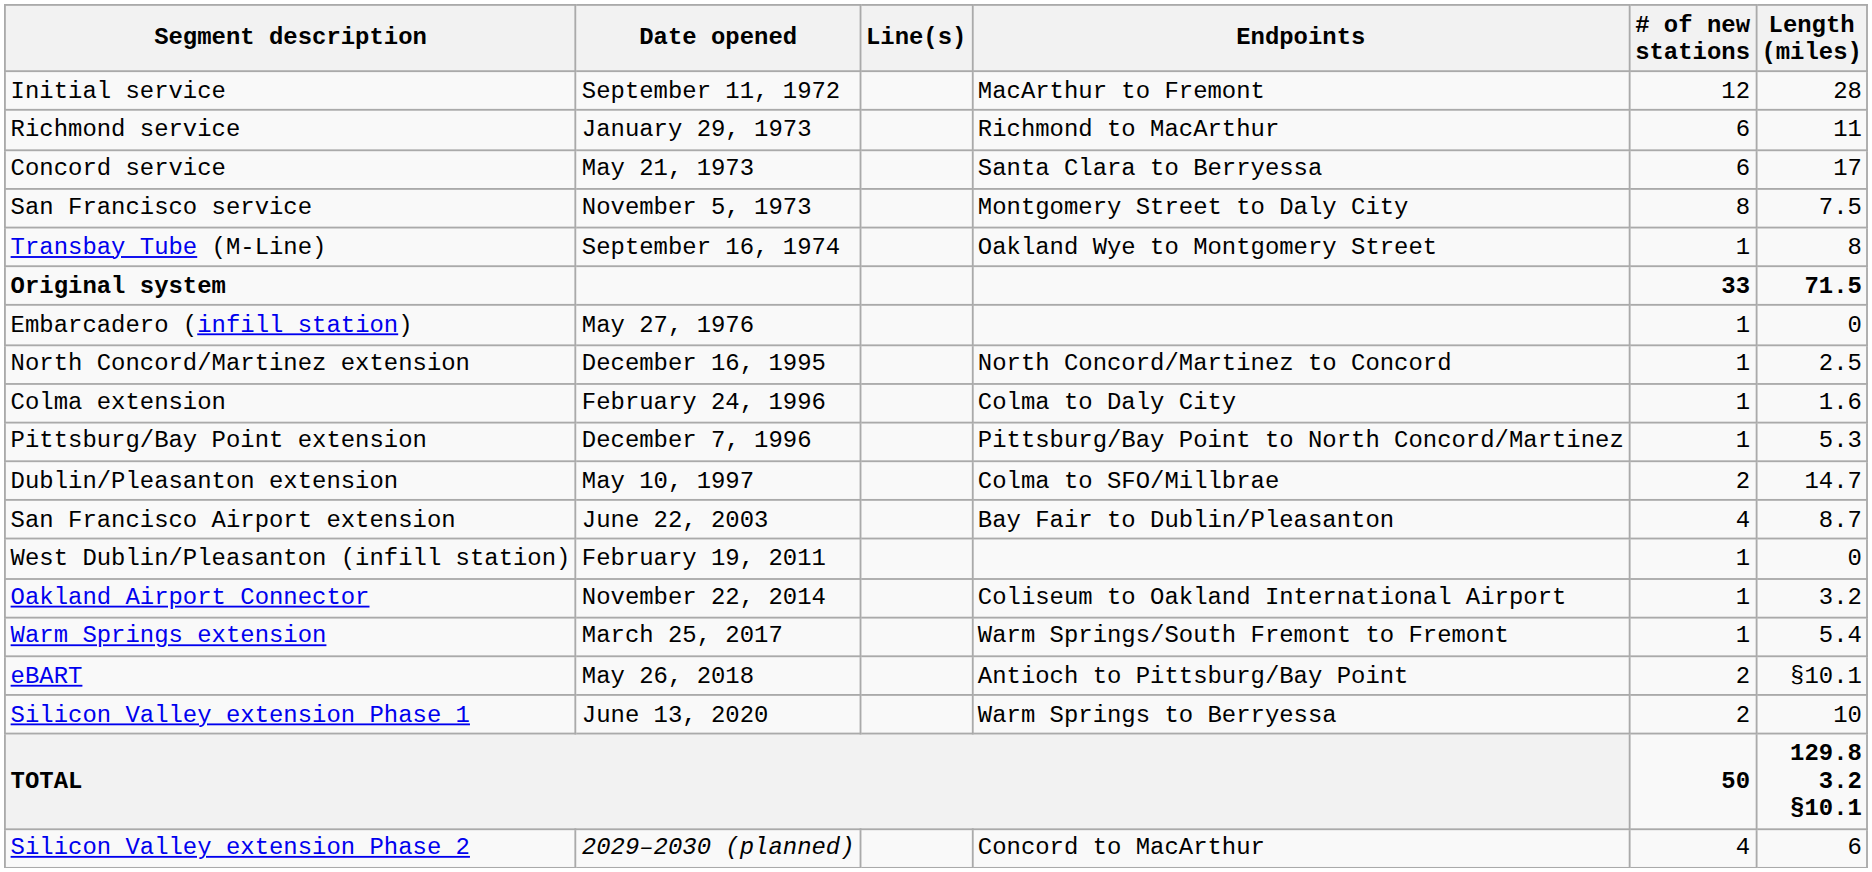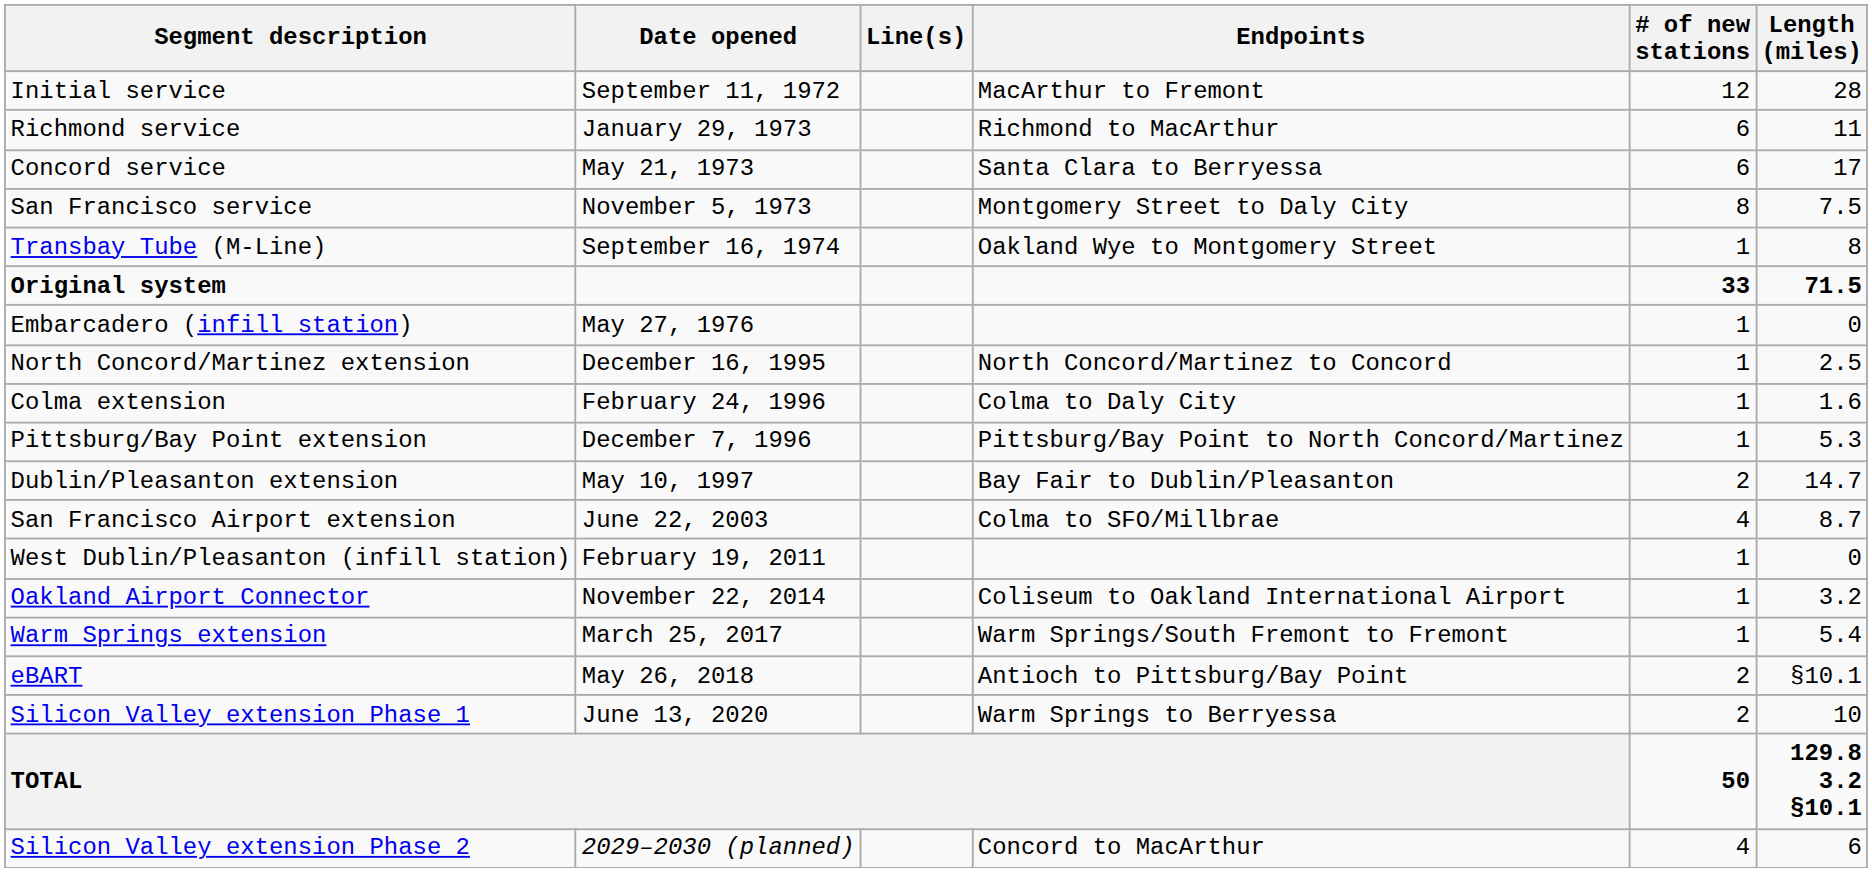(1129, 481) Colma to SFO/Millbrae -> (1186, 481) Bay Fair to Dublin/Pleasanton
(1186, 520) Bay Fair to Dublin/Pleasanton -> (1129, 520) Colma to SFO/Millbrae
